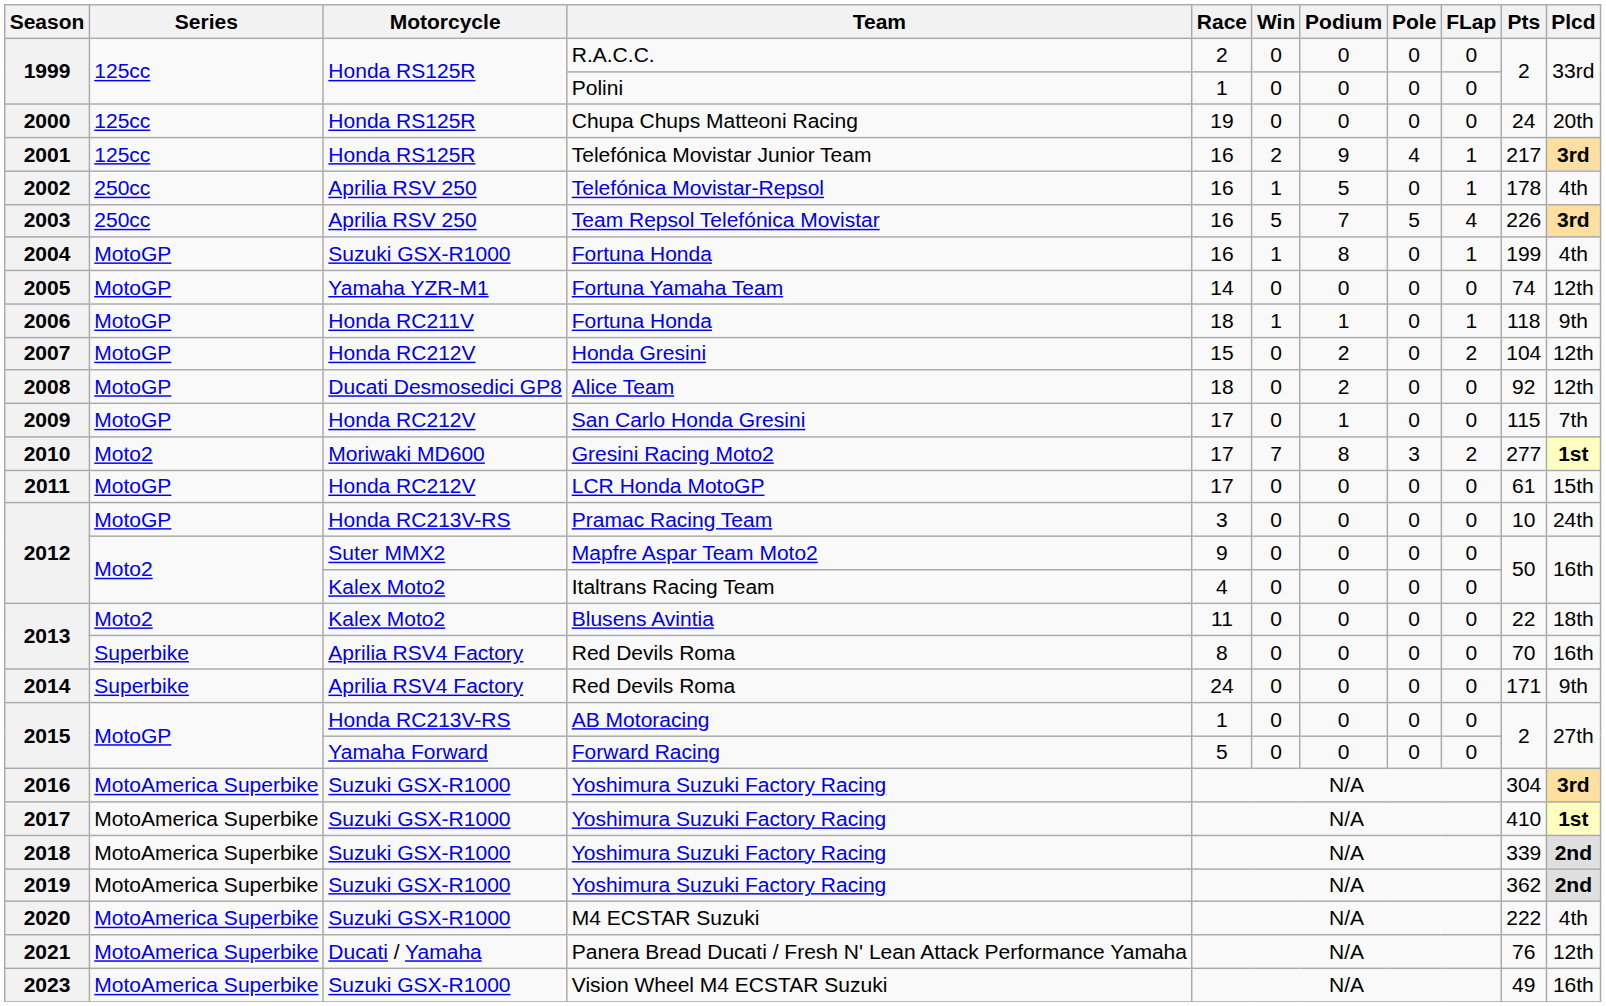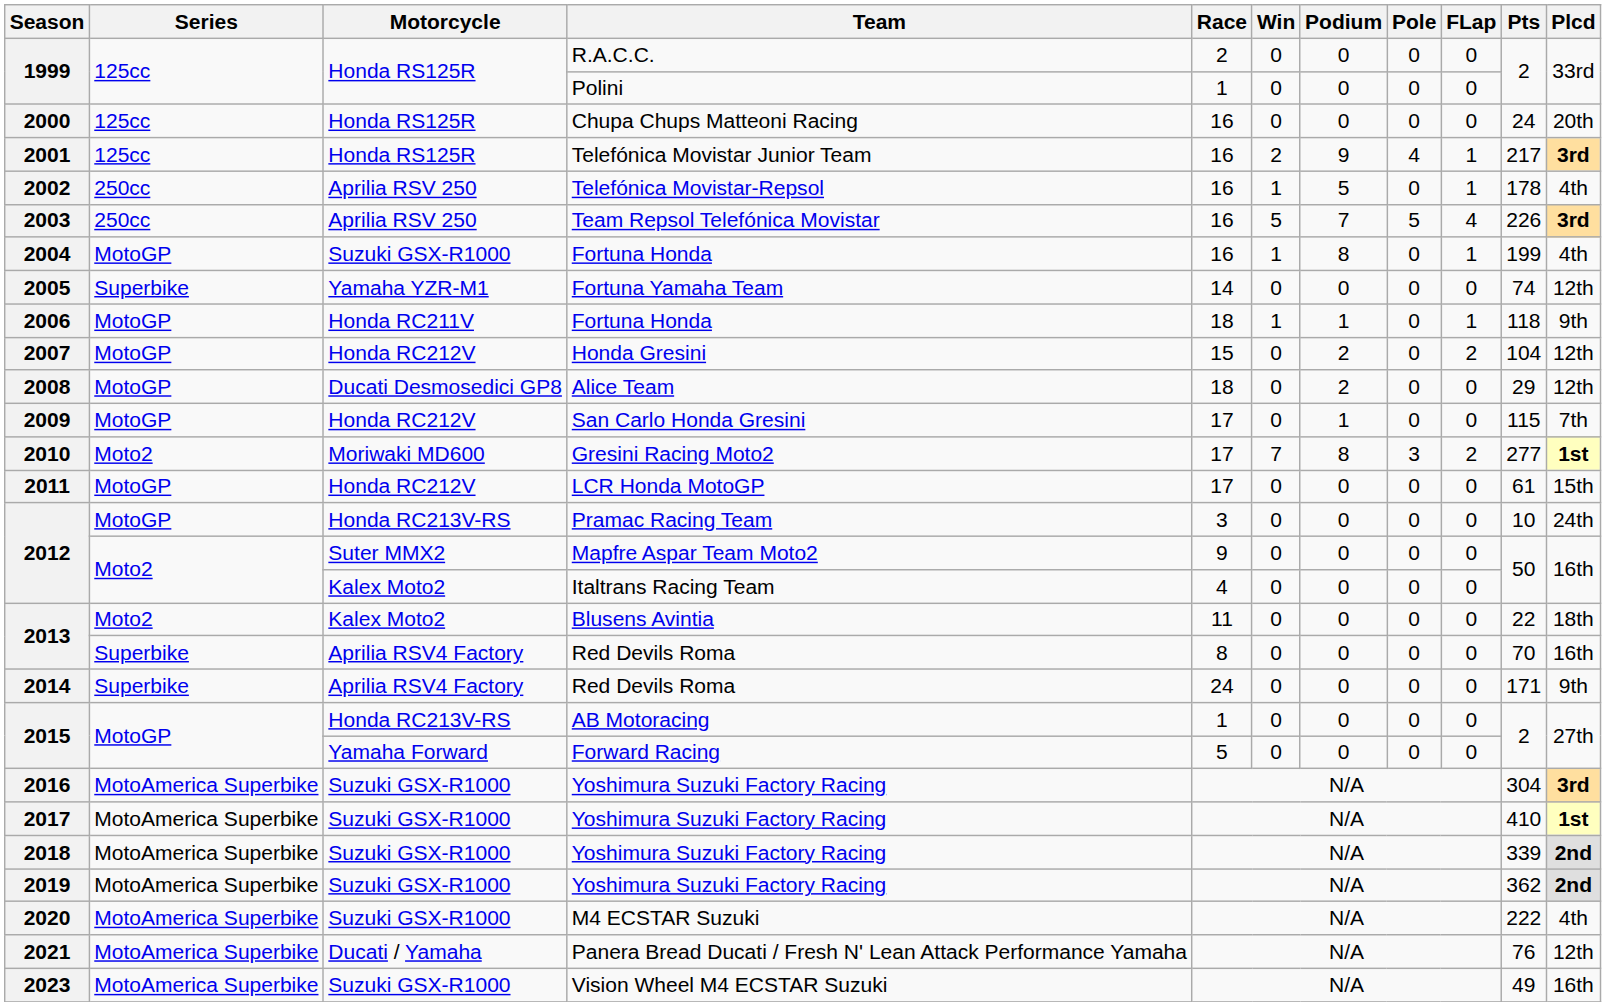(1222, 121) 19 -> (1222, 121) 16
(133, 287) MotoGP -> (142, 287) Superbike
(1524, 387) 92 -> (1524, 387) 29
